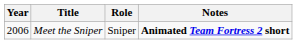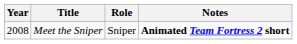(18, 30) 2006 -> (18, 30) 2008
